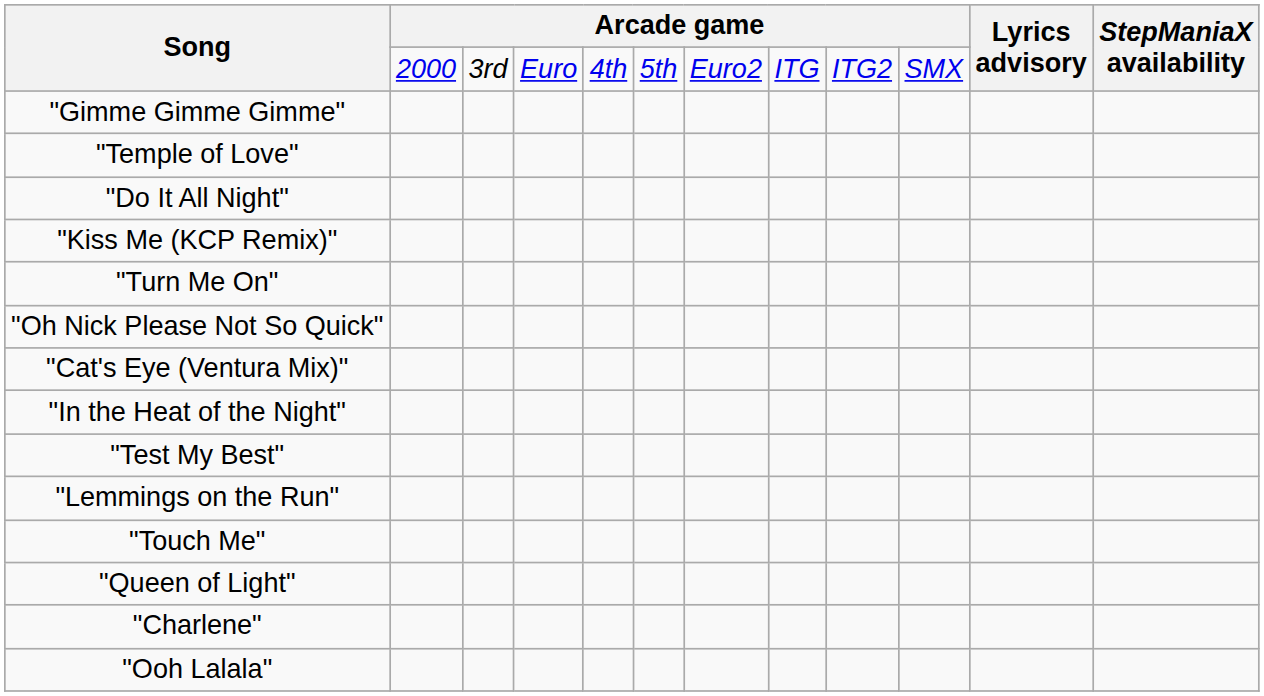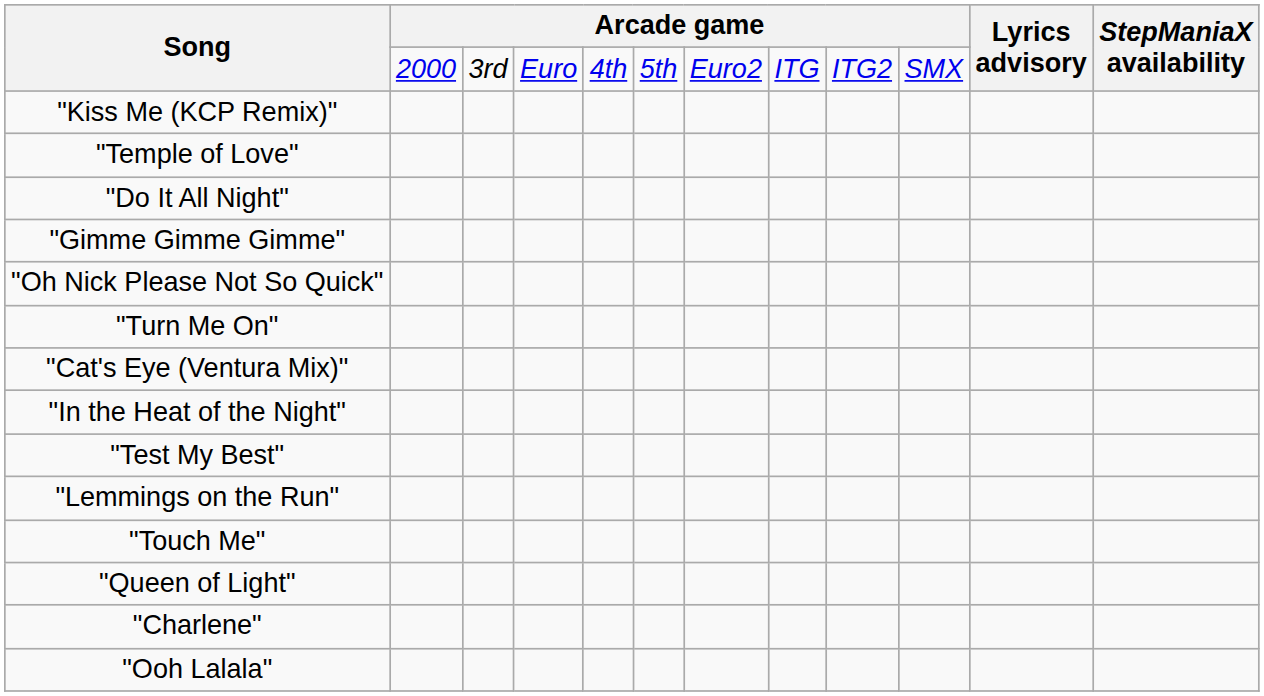rows swapped: (197, 240) <-> (197, 111)
rows swapped: (197, 326) <-> (197, 283)
